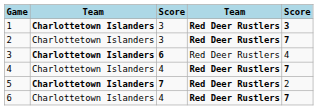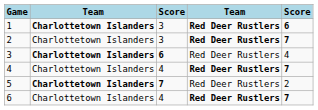(287, 26) 3 -> (287, 26) 6
(235, 84) bold -> (235, 84) normal
